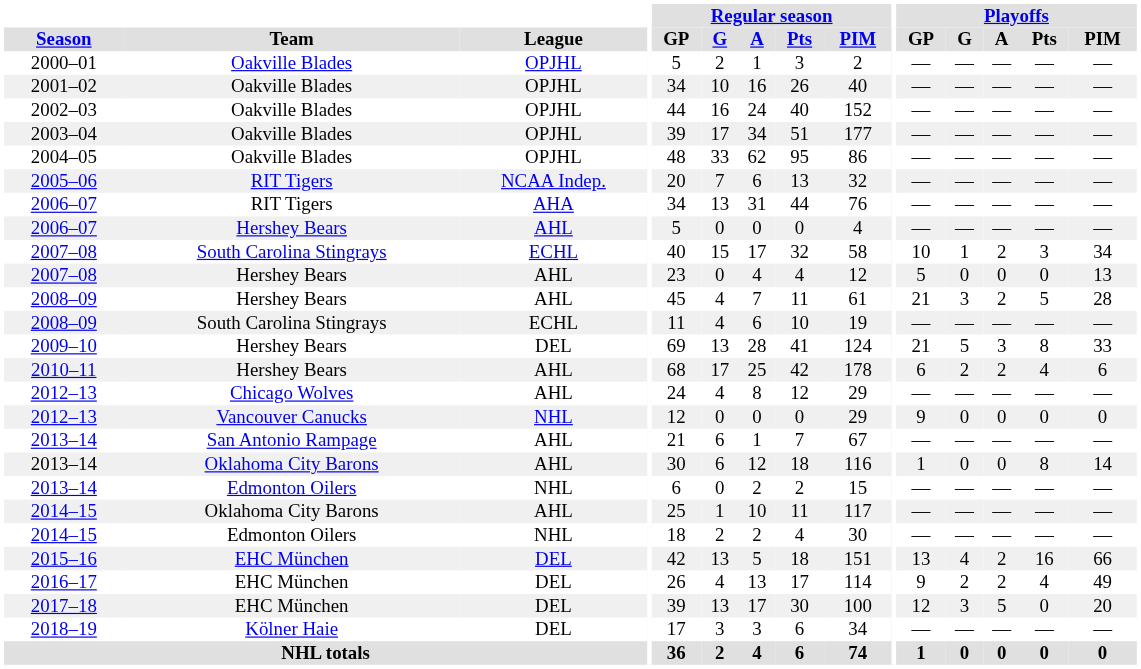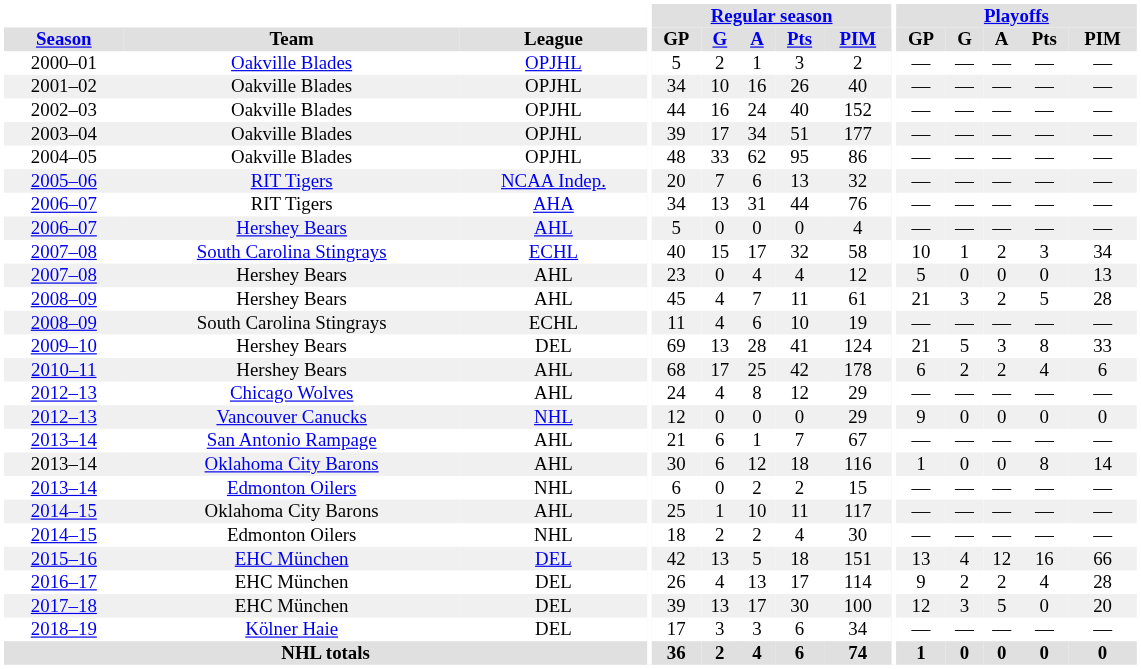(1002, 558) 2 -> (1002, 558) 12
(1103, 582) 49 -> (1103, 582) 28
